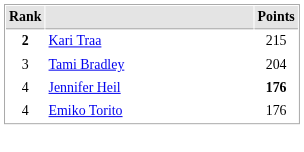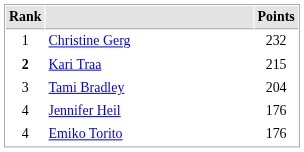+ row: (90, 41)
(276, 87) bold -> (276, 111) normal
